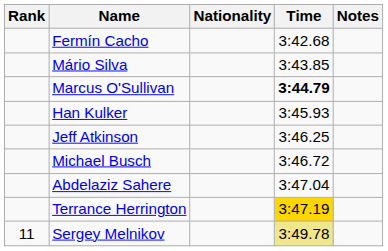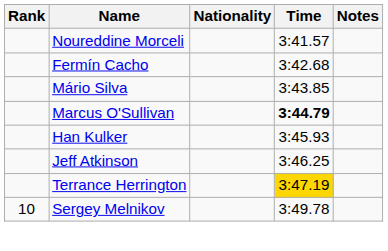+ row: (118, 40)
- row: (102, 161)
- row: (112, 185)
(27, 233) 11 -> (27, 209) 10
(304, 233) khaki background -> (304, 209) no background
